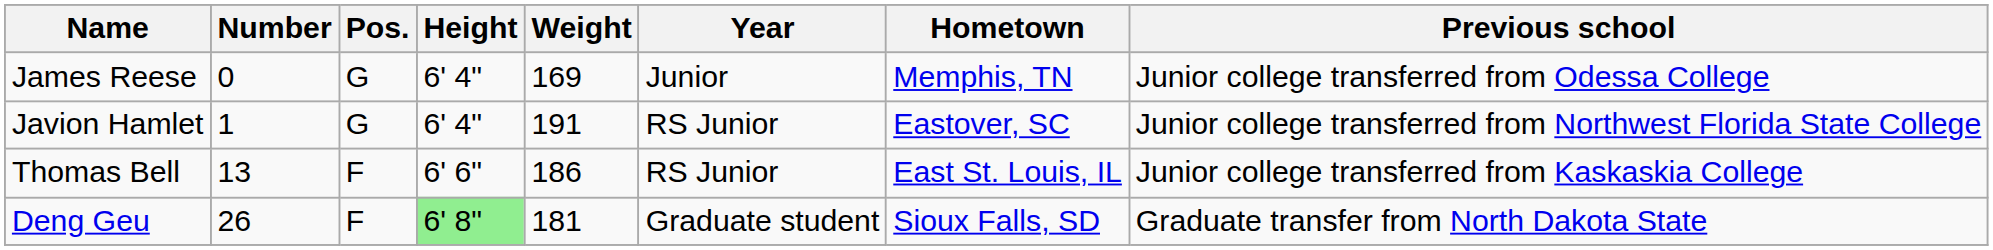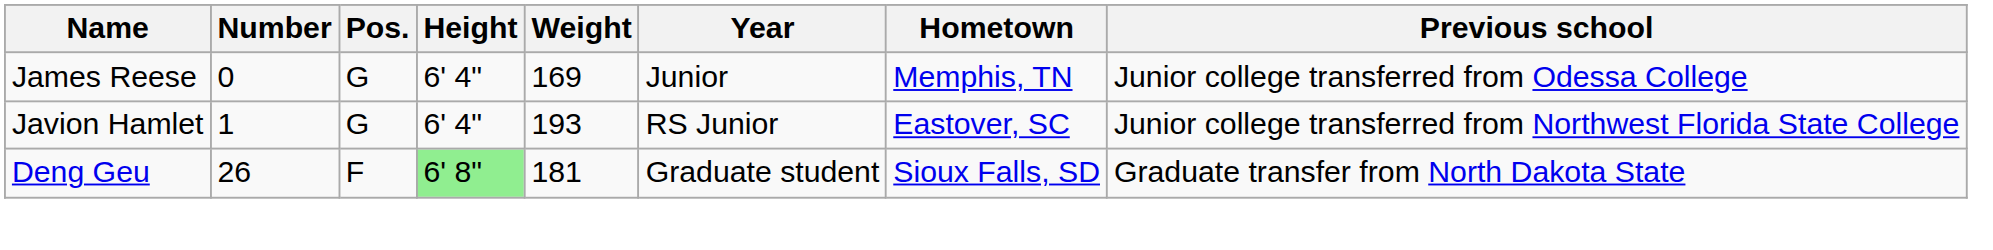(557, 124) 191 -> (557, 124) 193
- row: (96, 172)
